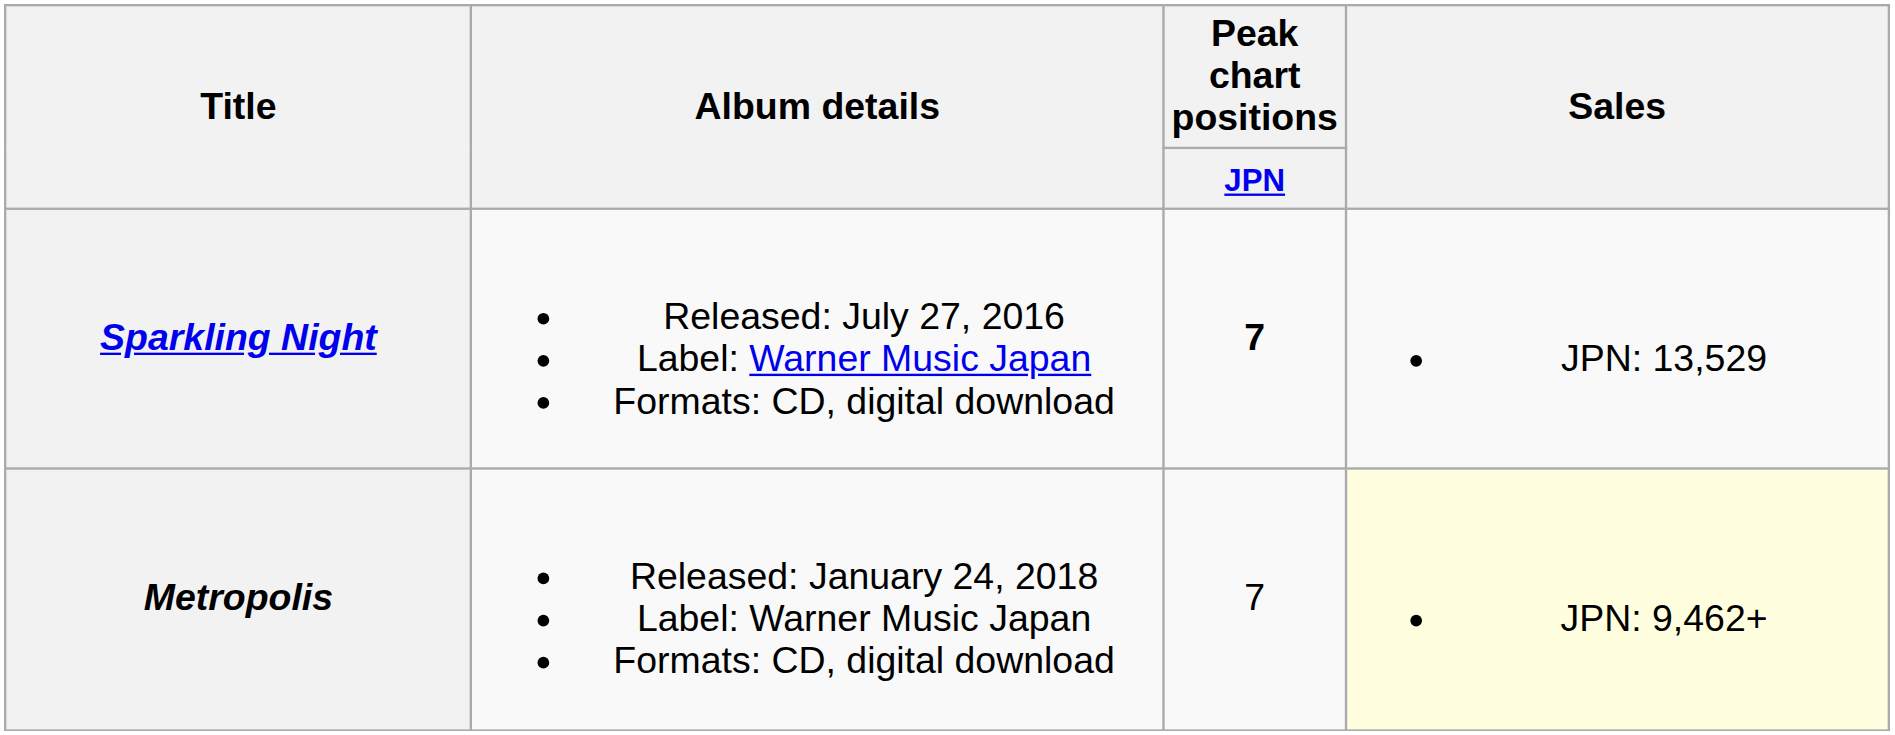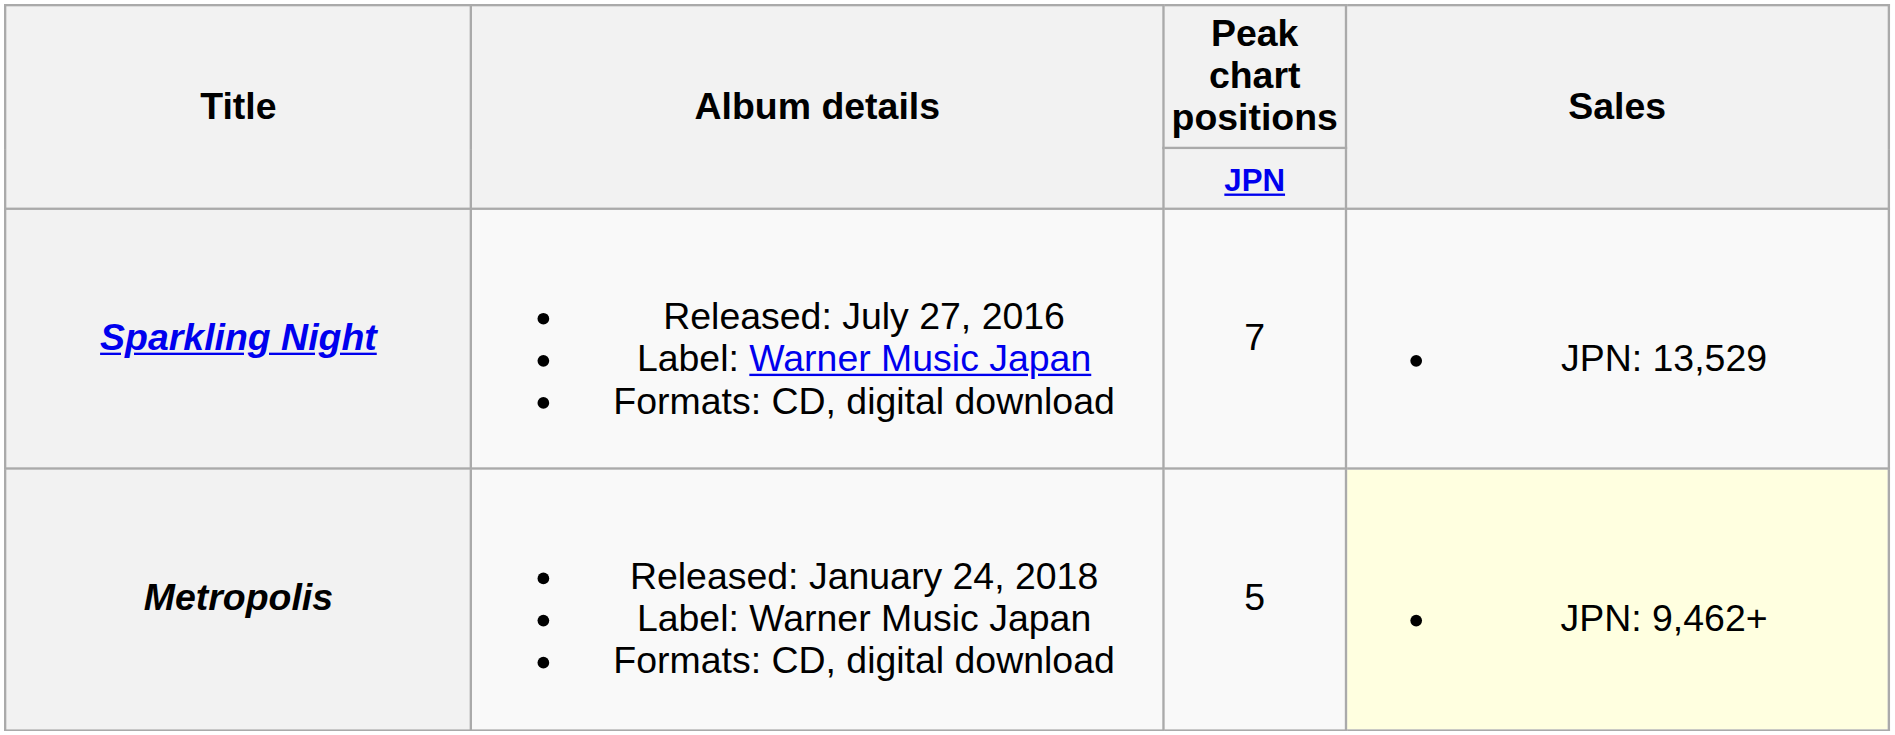(1255, 337) bold -> (1255, 337) normal
(1255, 598) 7 -> (1255, 598) 5
